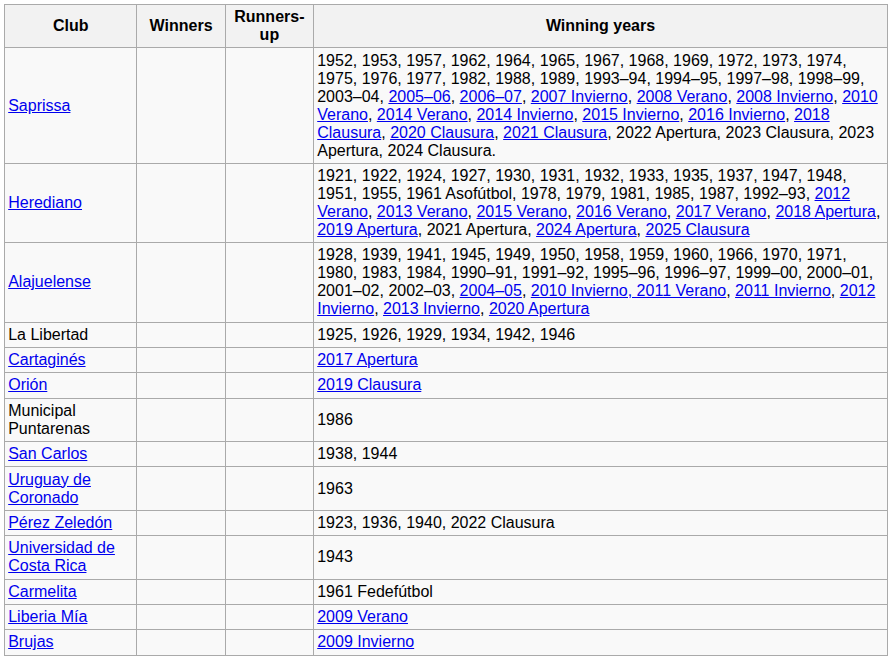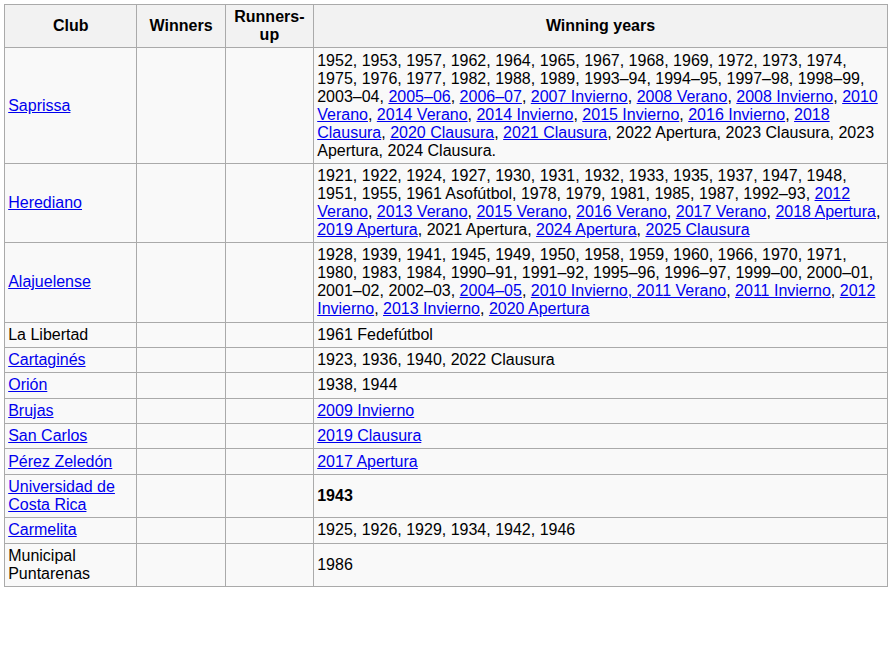(446, 334) 1925, 1926, 1929, 1934, 1942, 1946 -> (375, 334) 1961 Fedefútbol
(367, 360) 2017 Apertura -> (436, 360) 1923, 1936, 1940, 2022 Clausura
(369, 385) 2019 Clausura -> (357, 385) 1938, 1944
rows swapped: (49, 419) <-> (31, 642)
(357, 454) 1938, 1944 -> (369, 436) 2019 Clausura
- row: (50, 488)
(436, 522) 1923, 1936, 1940, 2022 Clausura -> (367, 461) 2017 Apertura
(335, 557) normal -> (335, 495) bold
(375, 591) 1961 Fedefútbol -> (446, 530) 1925, 1926, 1929, 1934, 1942, 1946
- row: (48, 617)
